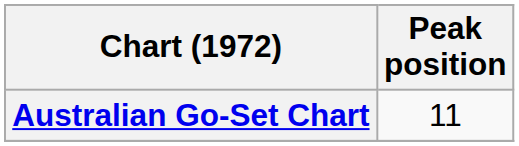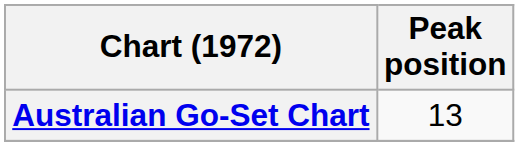(445, 114) 11 -> (445, 114) 13
